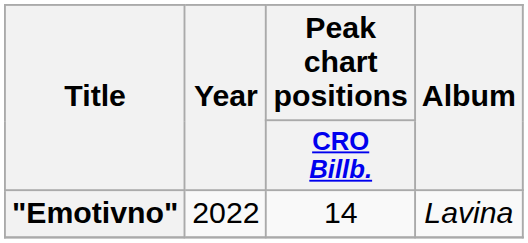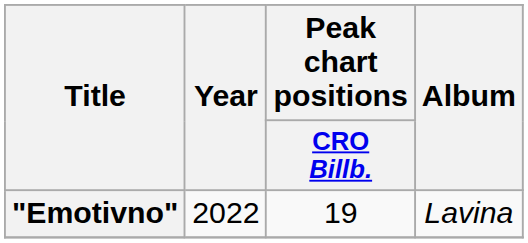(341, 213) 14 -> (341, 213) 19
